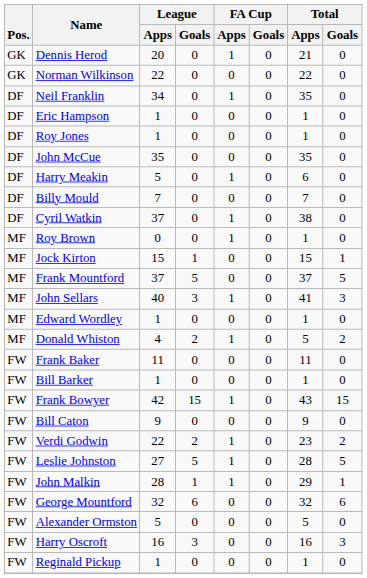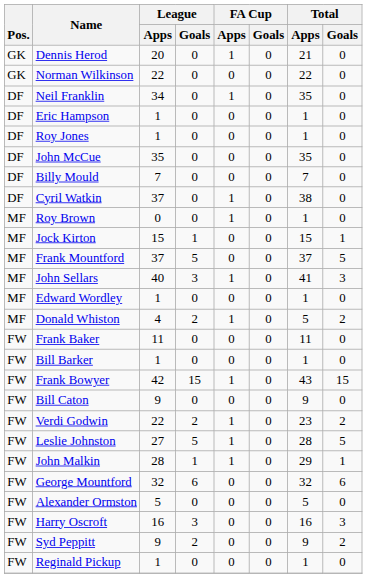- row: (72, 177)
+ row: (65, 542)
